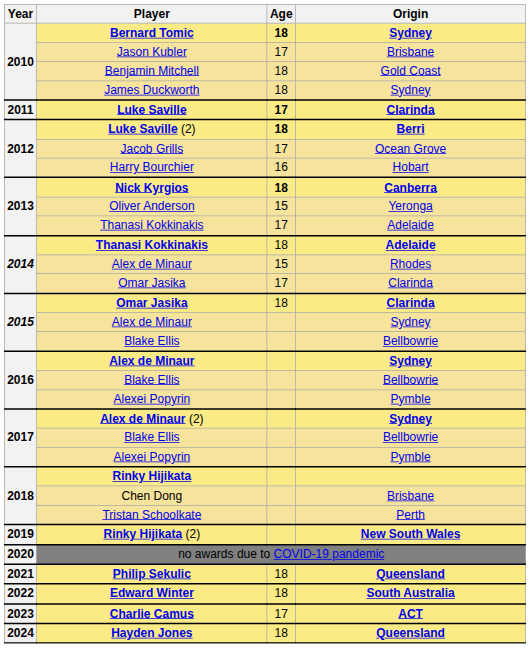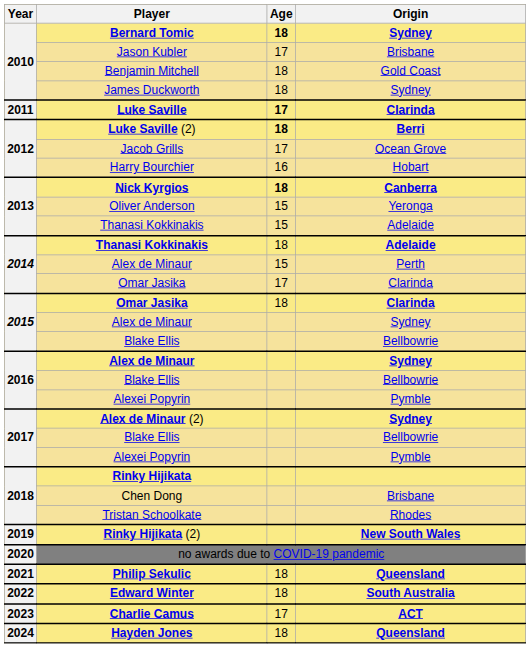(281, 225) 17 -> (281, 225) 15
(411, 264) Rhodes -> (411, 264) Perth
(411, 514) Perth -> (411, 514) Rhodes
